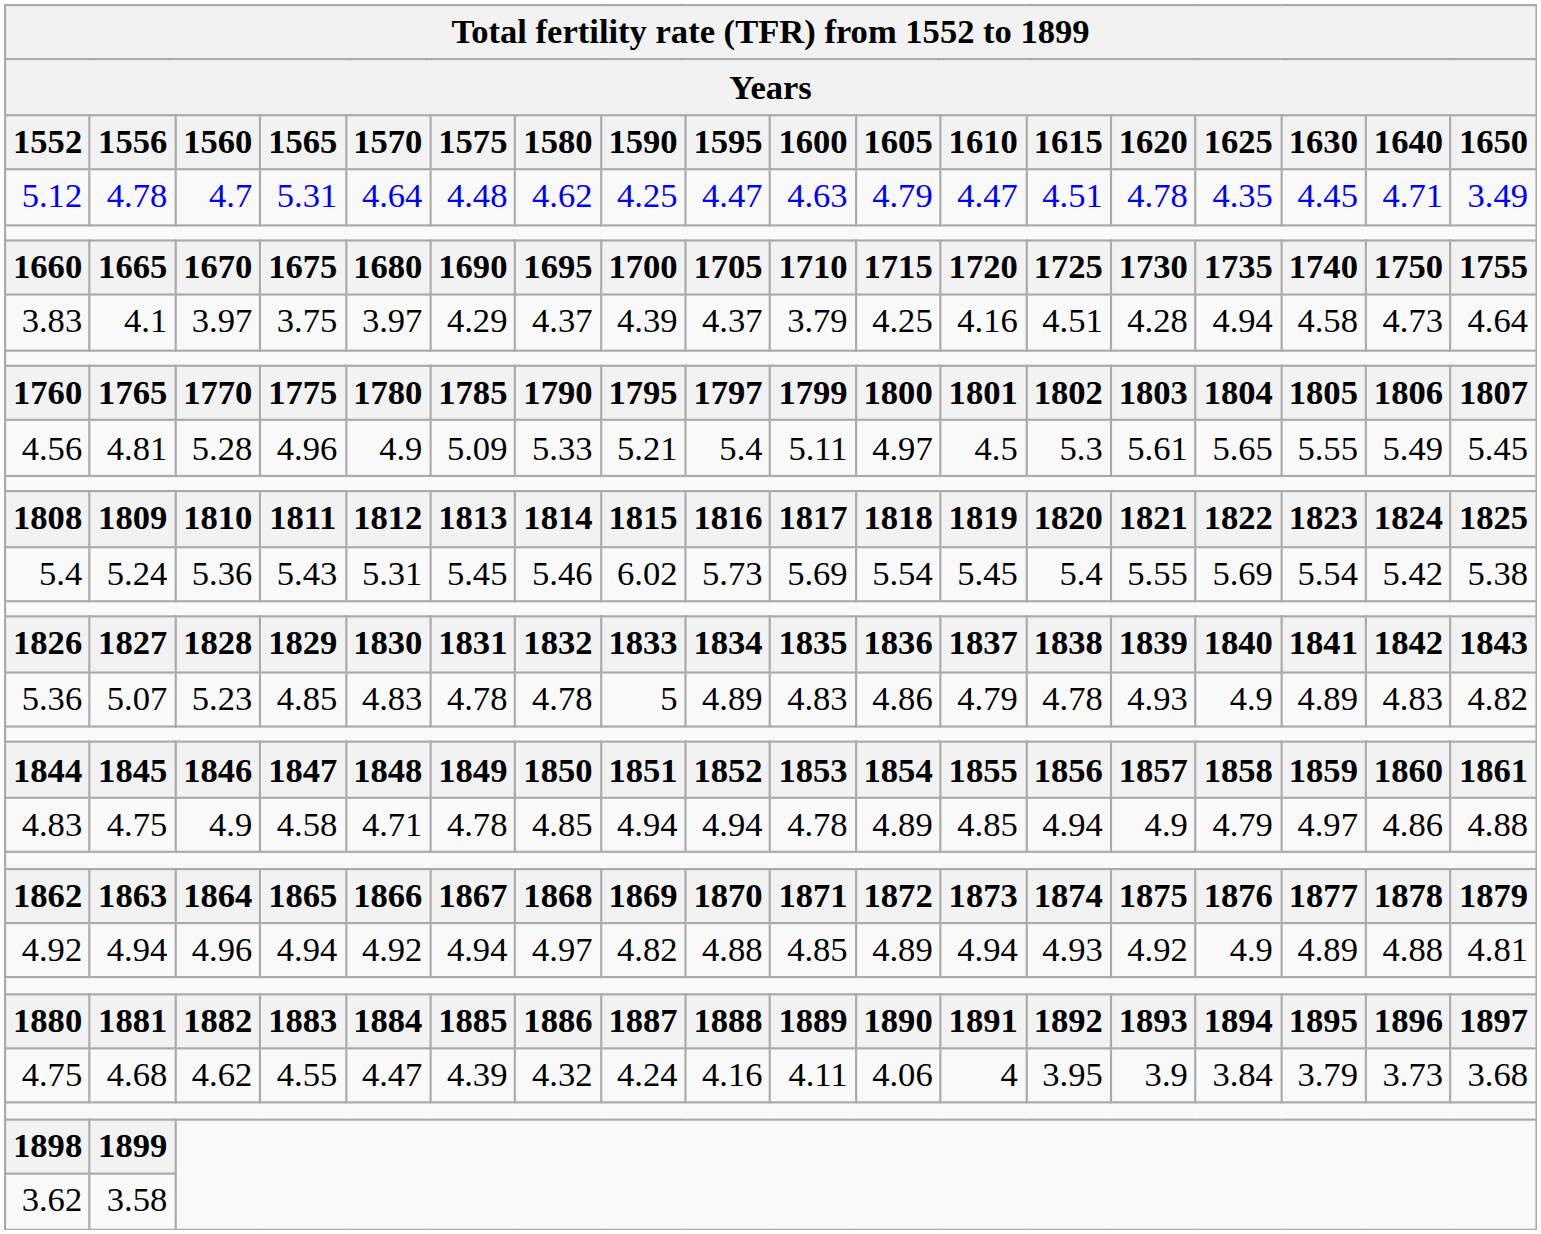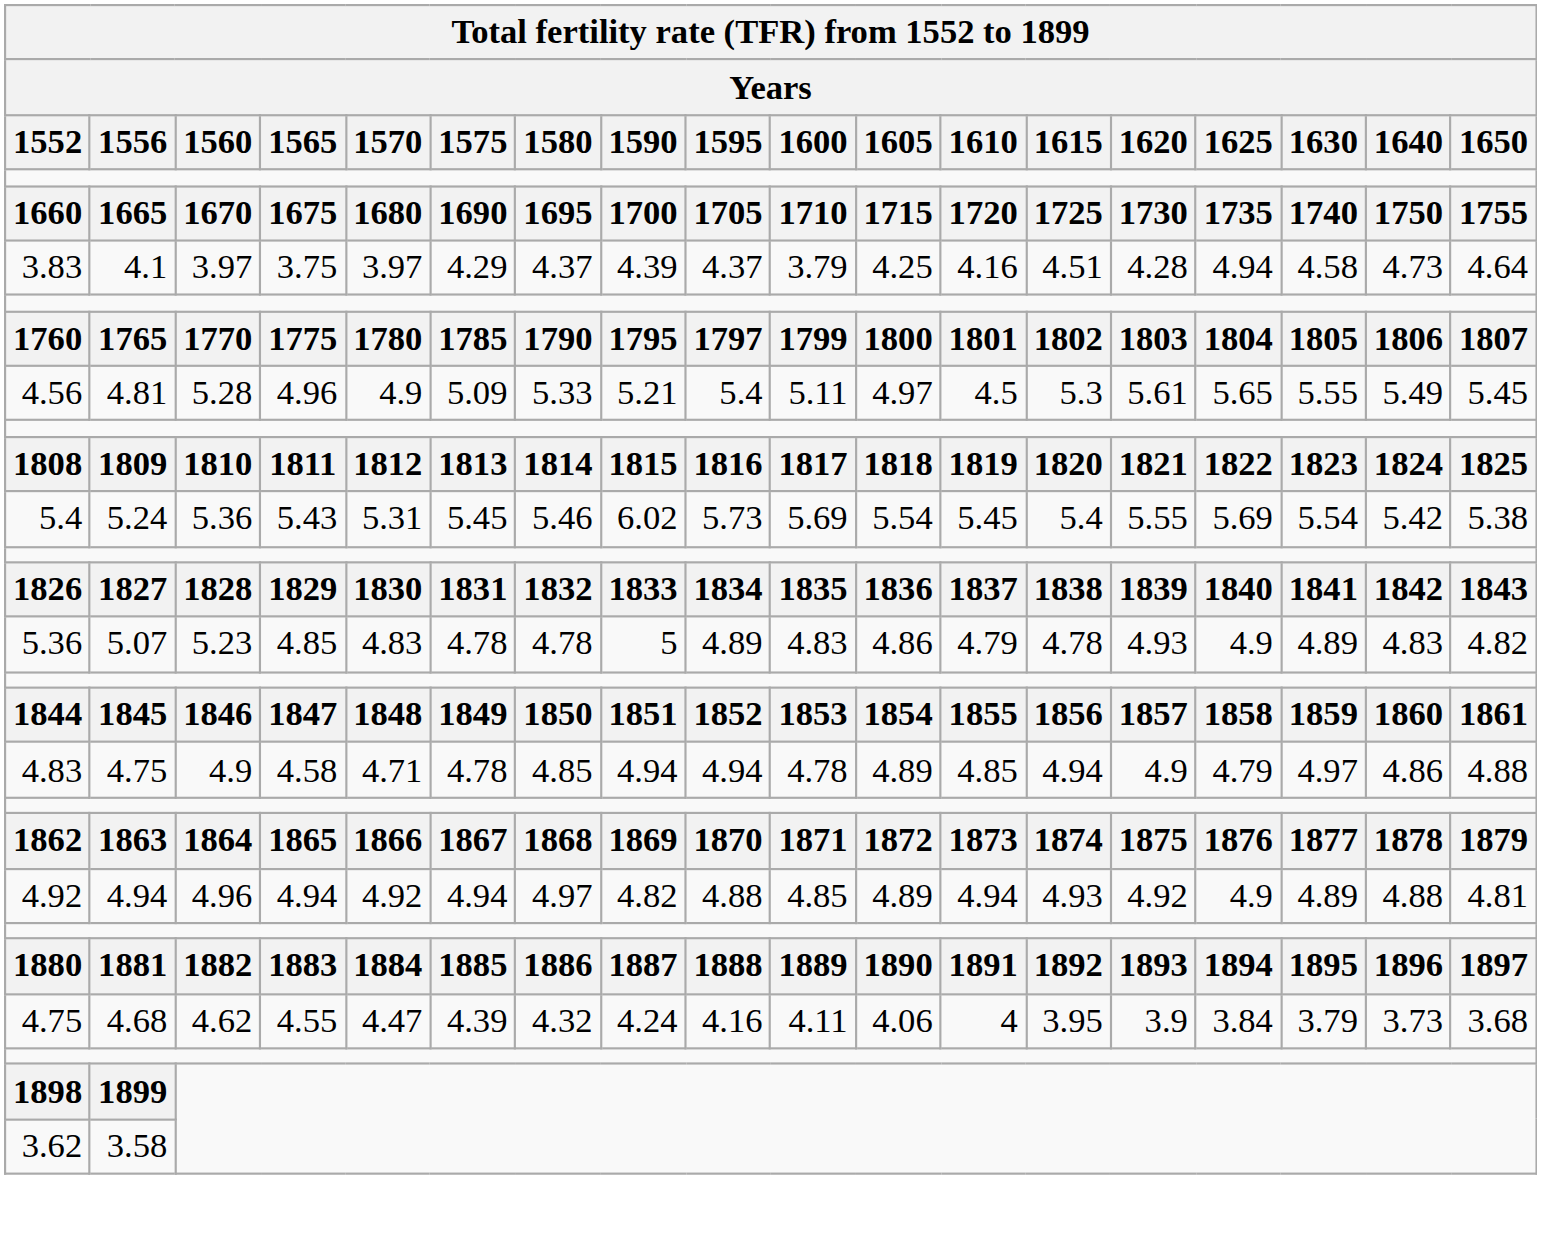- row: (52, 196)
